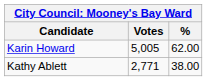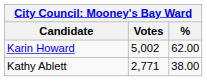(145, 48) 5,005 -> (145, 48) 5,002
